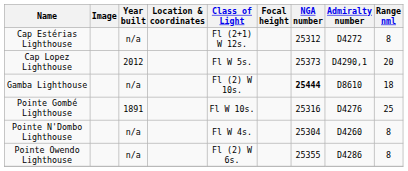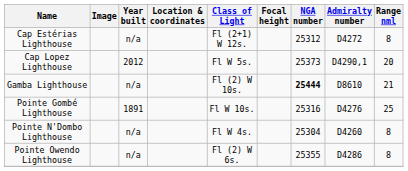(389, 85) 18 -> (389, 85) 21
